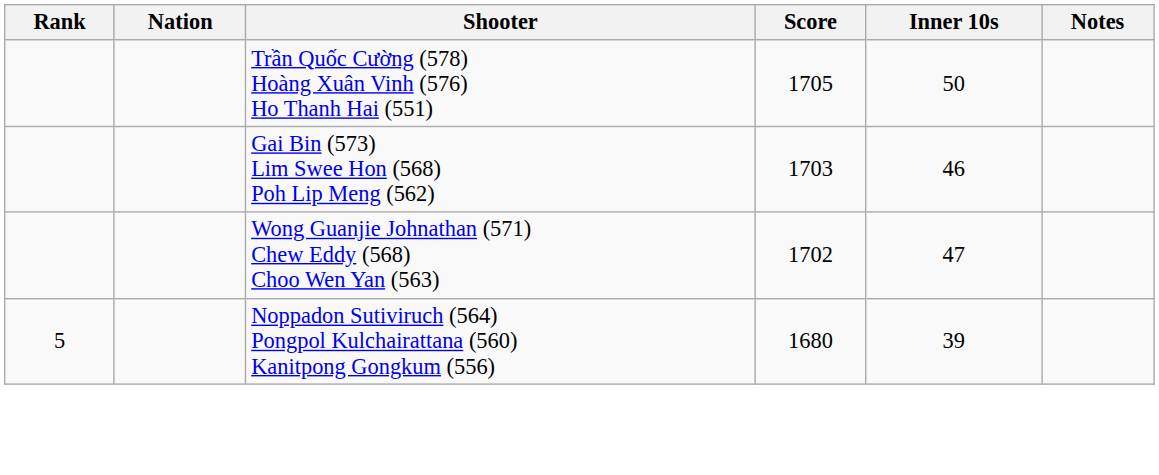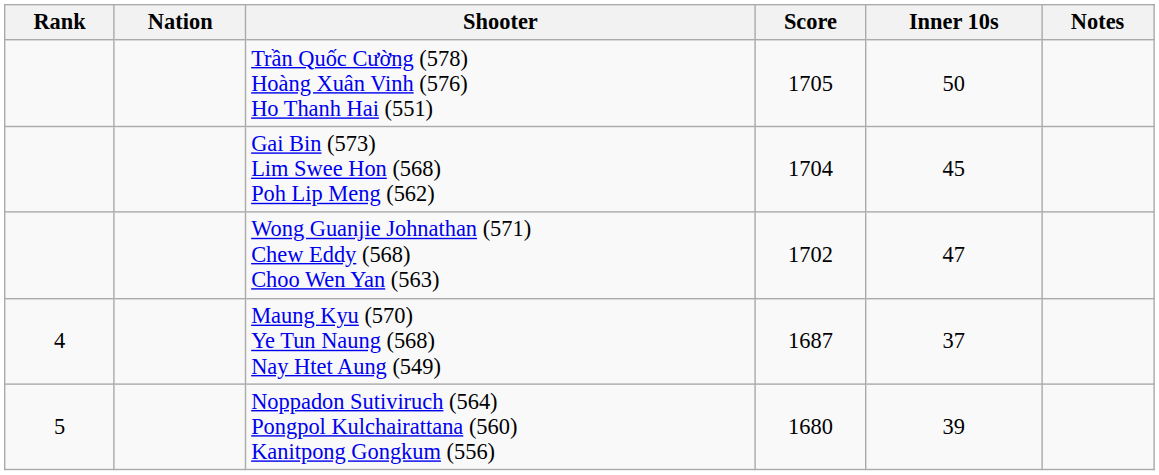(810, 168) 1703 -> (810, 168) 1704
(954, 168) 46 -> (954, 168) 45
+ row: (346, 340)
